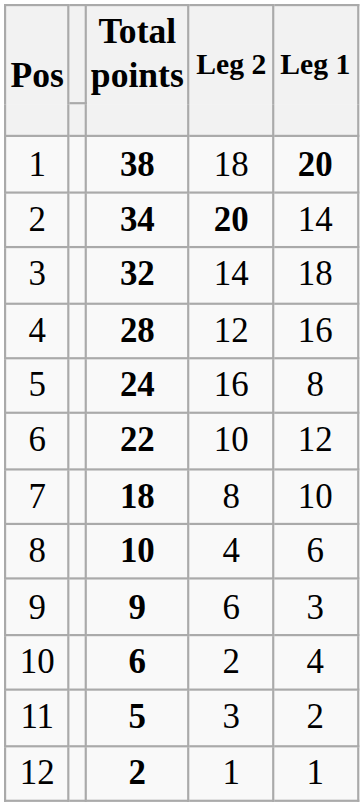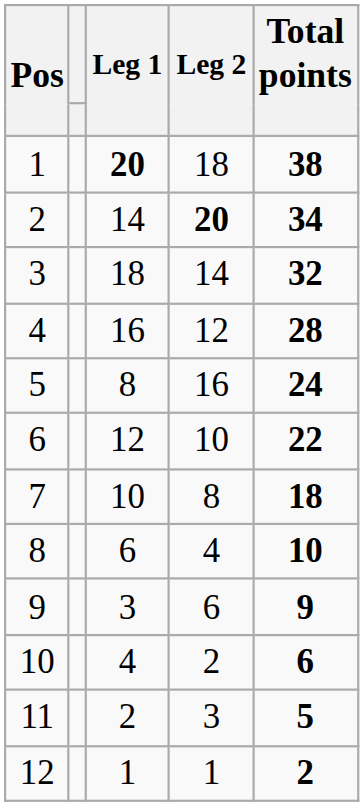columns swapped: (315, 120) <-> (137, 120)
